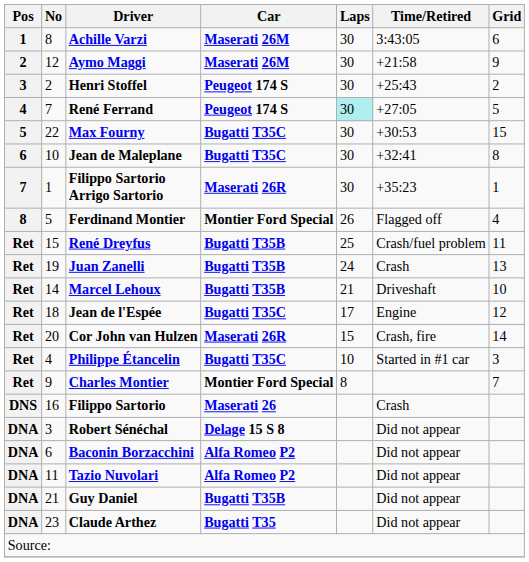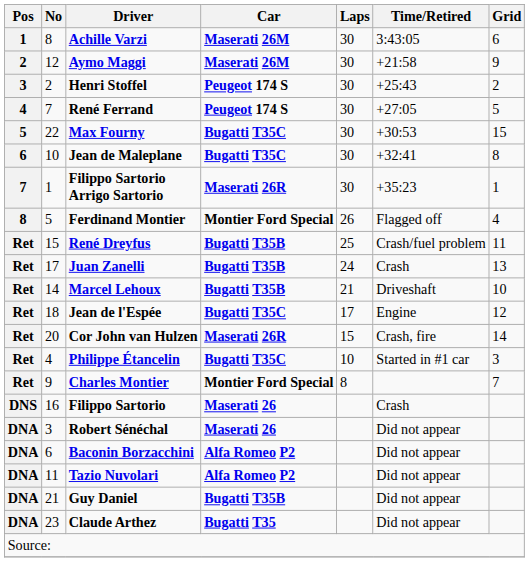(347, 109) paleturquoise background -> (347, 109) no background
(52, 266) 19 -> (52, 266) 17
(244, 429) Delage 15 S 8 -> (240, 429) Maserati 26
